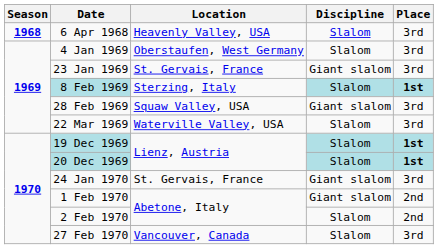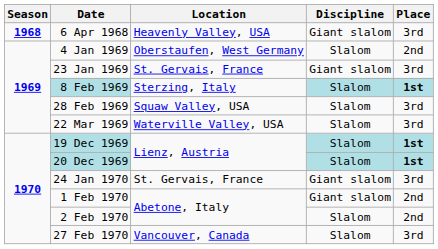(350, 32) Slalom -> (350, 32) Giant slalom
(413, 51) 3rd -> (413, 51) 2nd
(350, 106) Giant slalom -> (350, 106) Slalom
